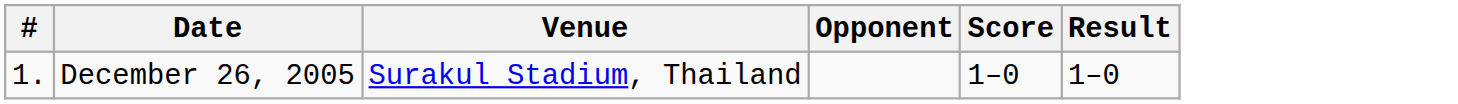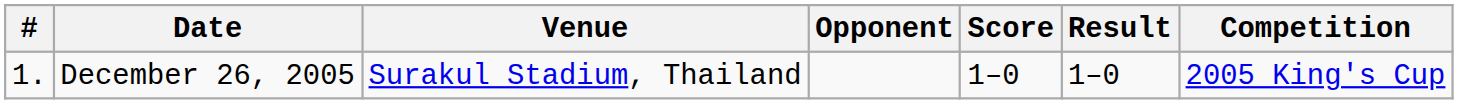+ column: (1315, 29)
